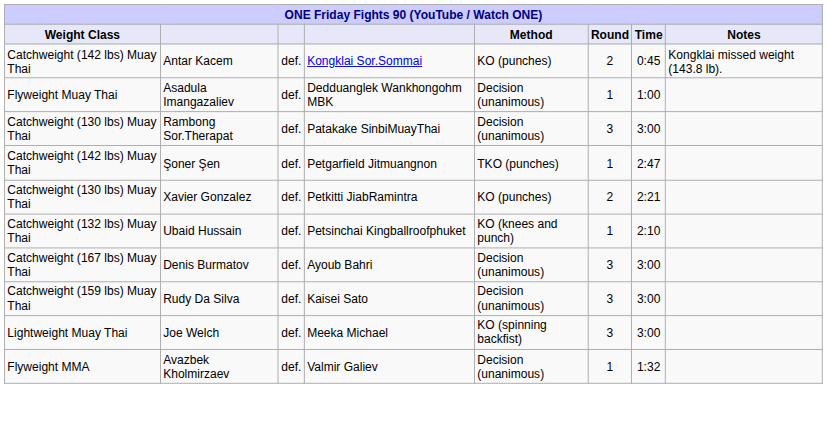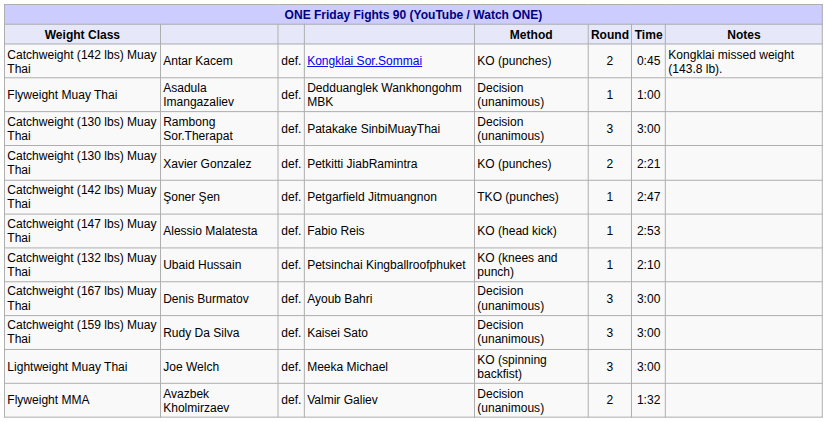rows swapped: (192, 163) <-> (207, 197)
+ row: (210, 231)
(610, 366) 1 -> (610, 400) 2
